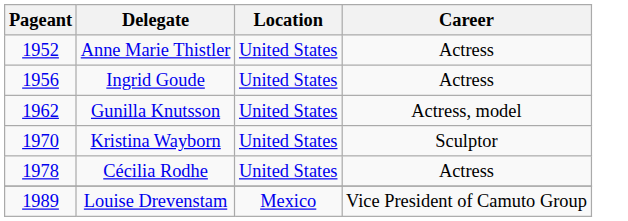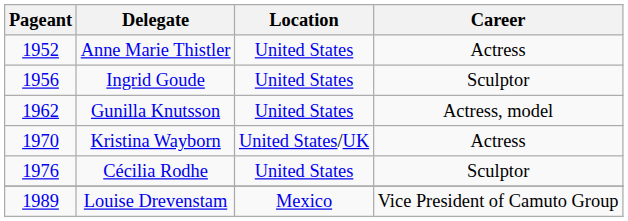(466, 80) Actress -> (498, 80) Sculptor
(288, 141) United States -> (304, 141) United States/UK
(466, 141) Sculptor -> (498, 141) Actress
(41, 171) 1978 -> (41, 171) 1976
(466, 171) Actress -> (498, 171) Sculptor
